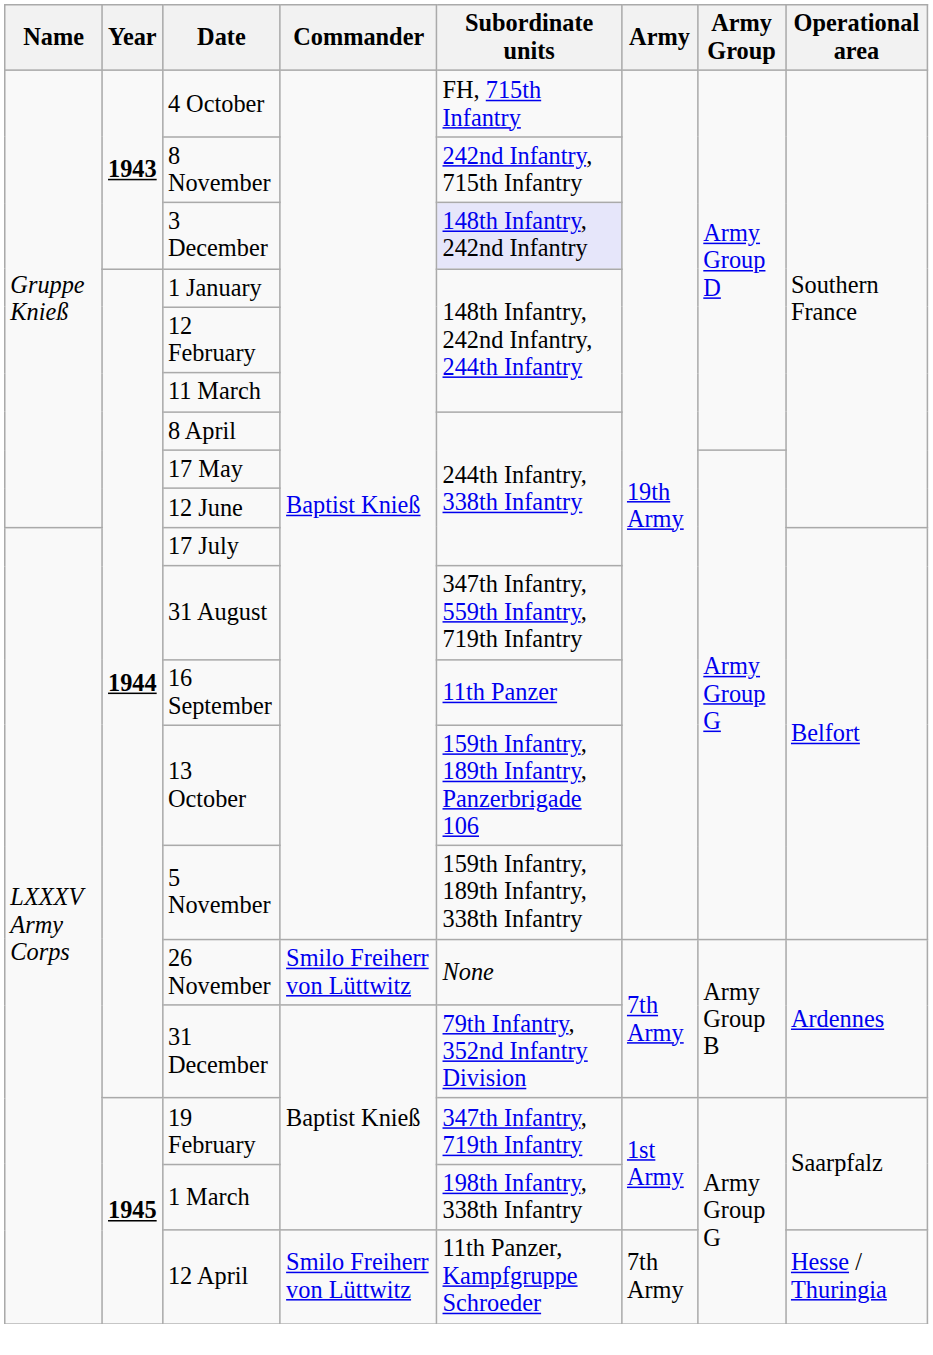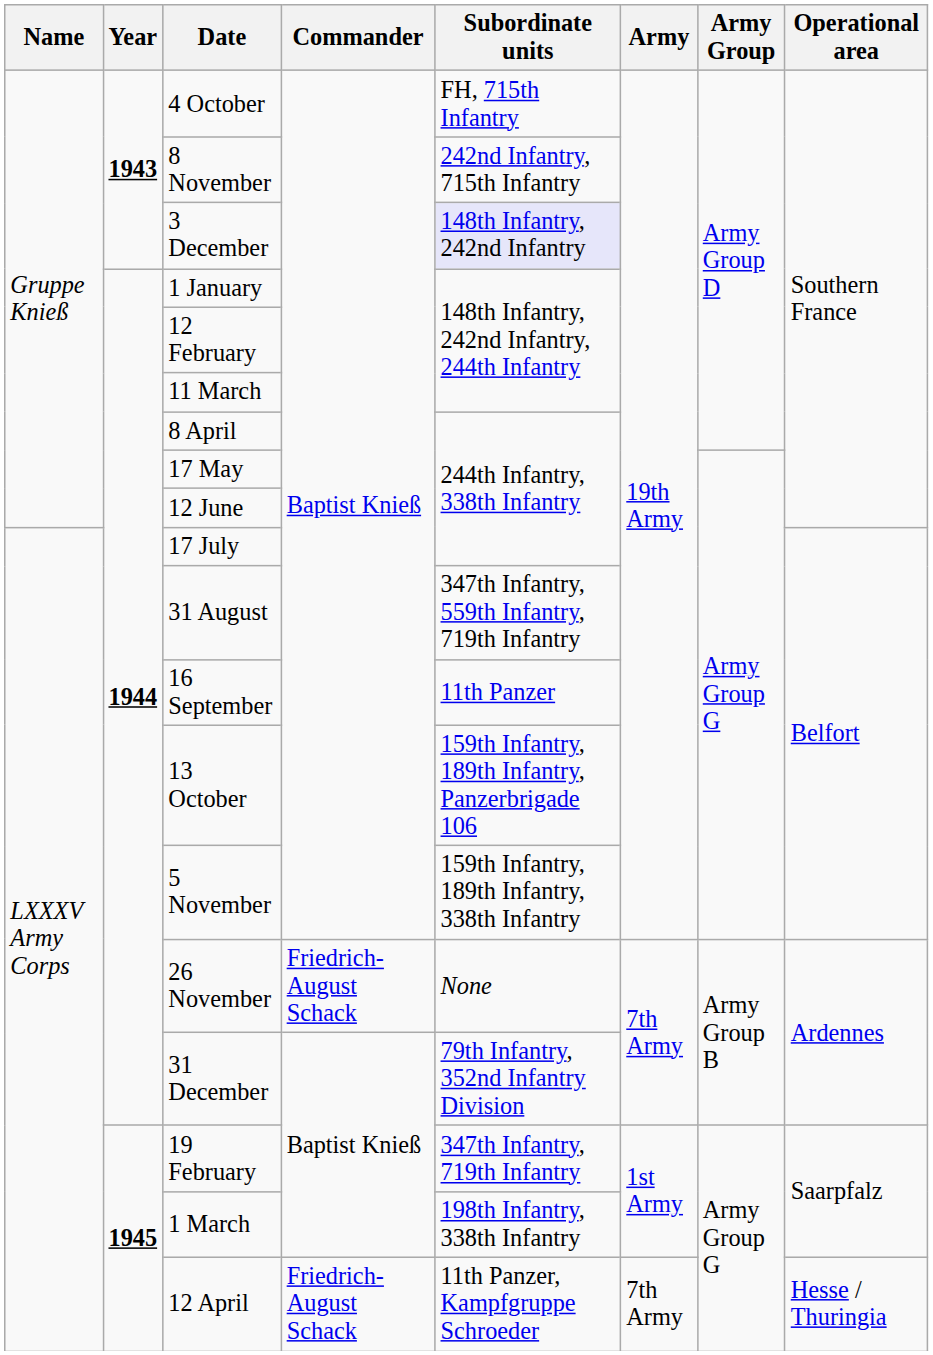(357, 971) Smilo Freiherr von Lüttwitz -> (335, 985) Friedrich-August Schack
(357, 1276) Smilo Freiherr von Lüttwitz -> (335, 1303) Friedrich-August Schack
